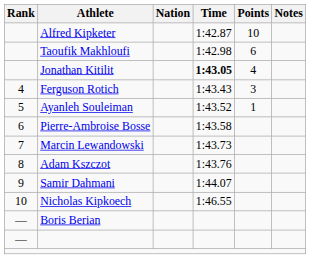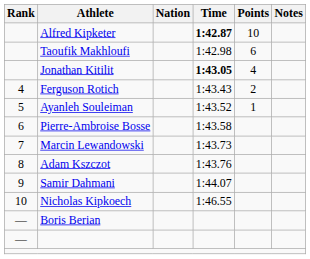(214, 32) normal -> (214, 32) bold
(253, 88) 3 -> (253, 88) 2
